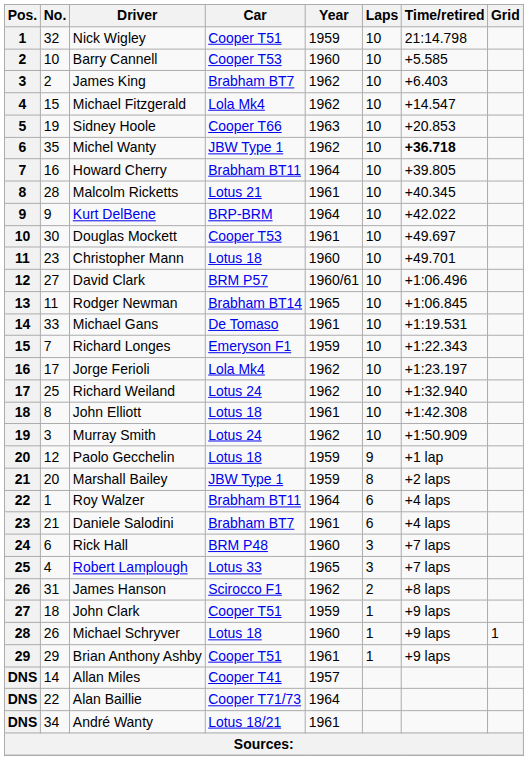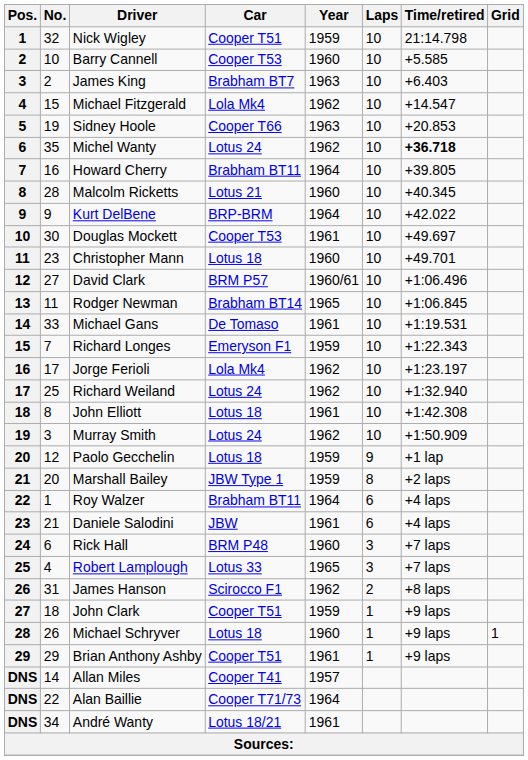(324, 82) 1962 -> (324, 82) 1963
(246, 148) JBW Type 1 -> (235, 148) Lotus 24
(324, 192) 1961 -> (324, 192) 1960
(251, 523) Brabham BT7 -> (223, 523) JBW
